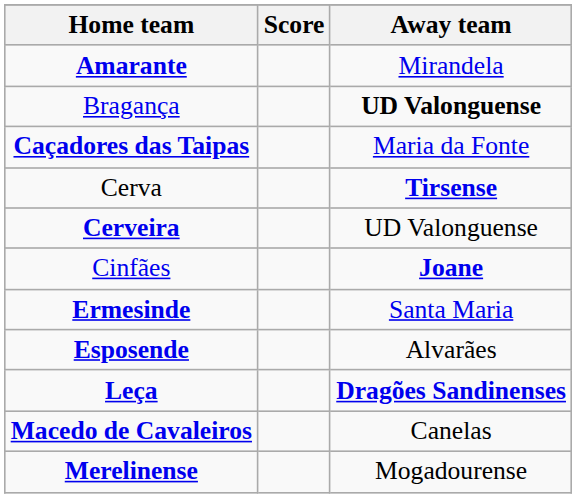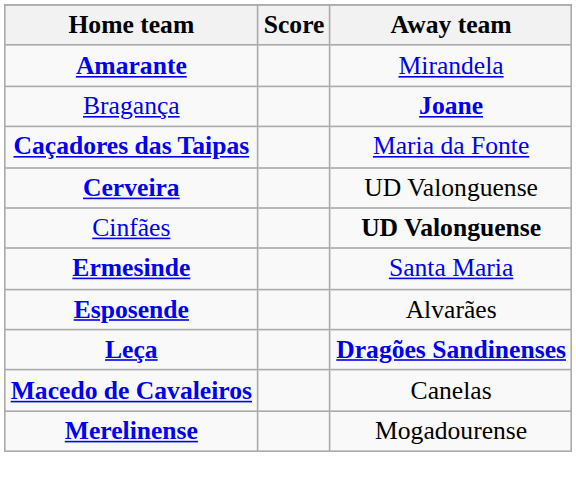(451, 106) UD Valonguense -> (451, 106) Joane
- row: (131, 187)
(451, 268) Joane -> (451, 227) UD Valonguense
